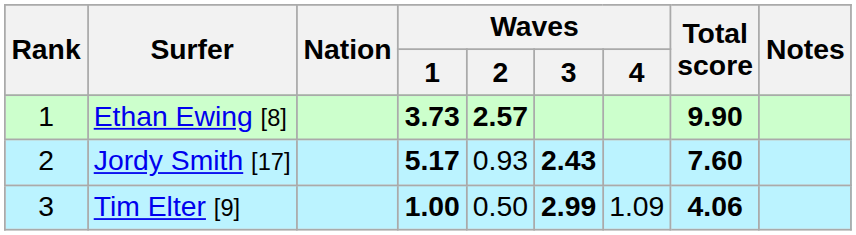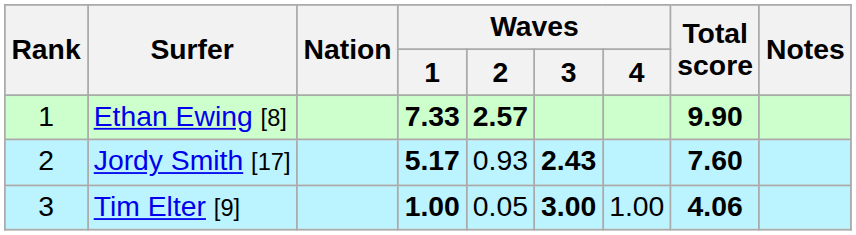(432, 116) 3.73 -> (432, 116) 7.33
(500, 206) 0.50 -> (500, 206) 0.05
(569, 206) 2.99 -> (569, 206) 3.00
(637, 206) 1.09 -> (637, 206) 1.00
